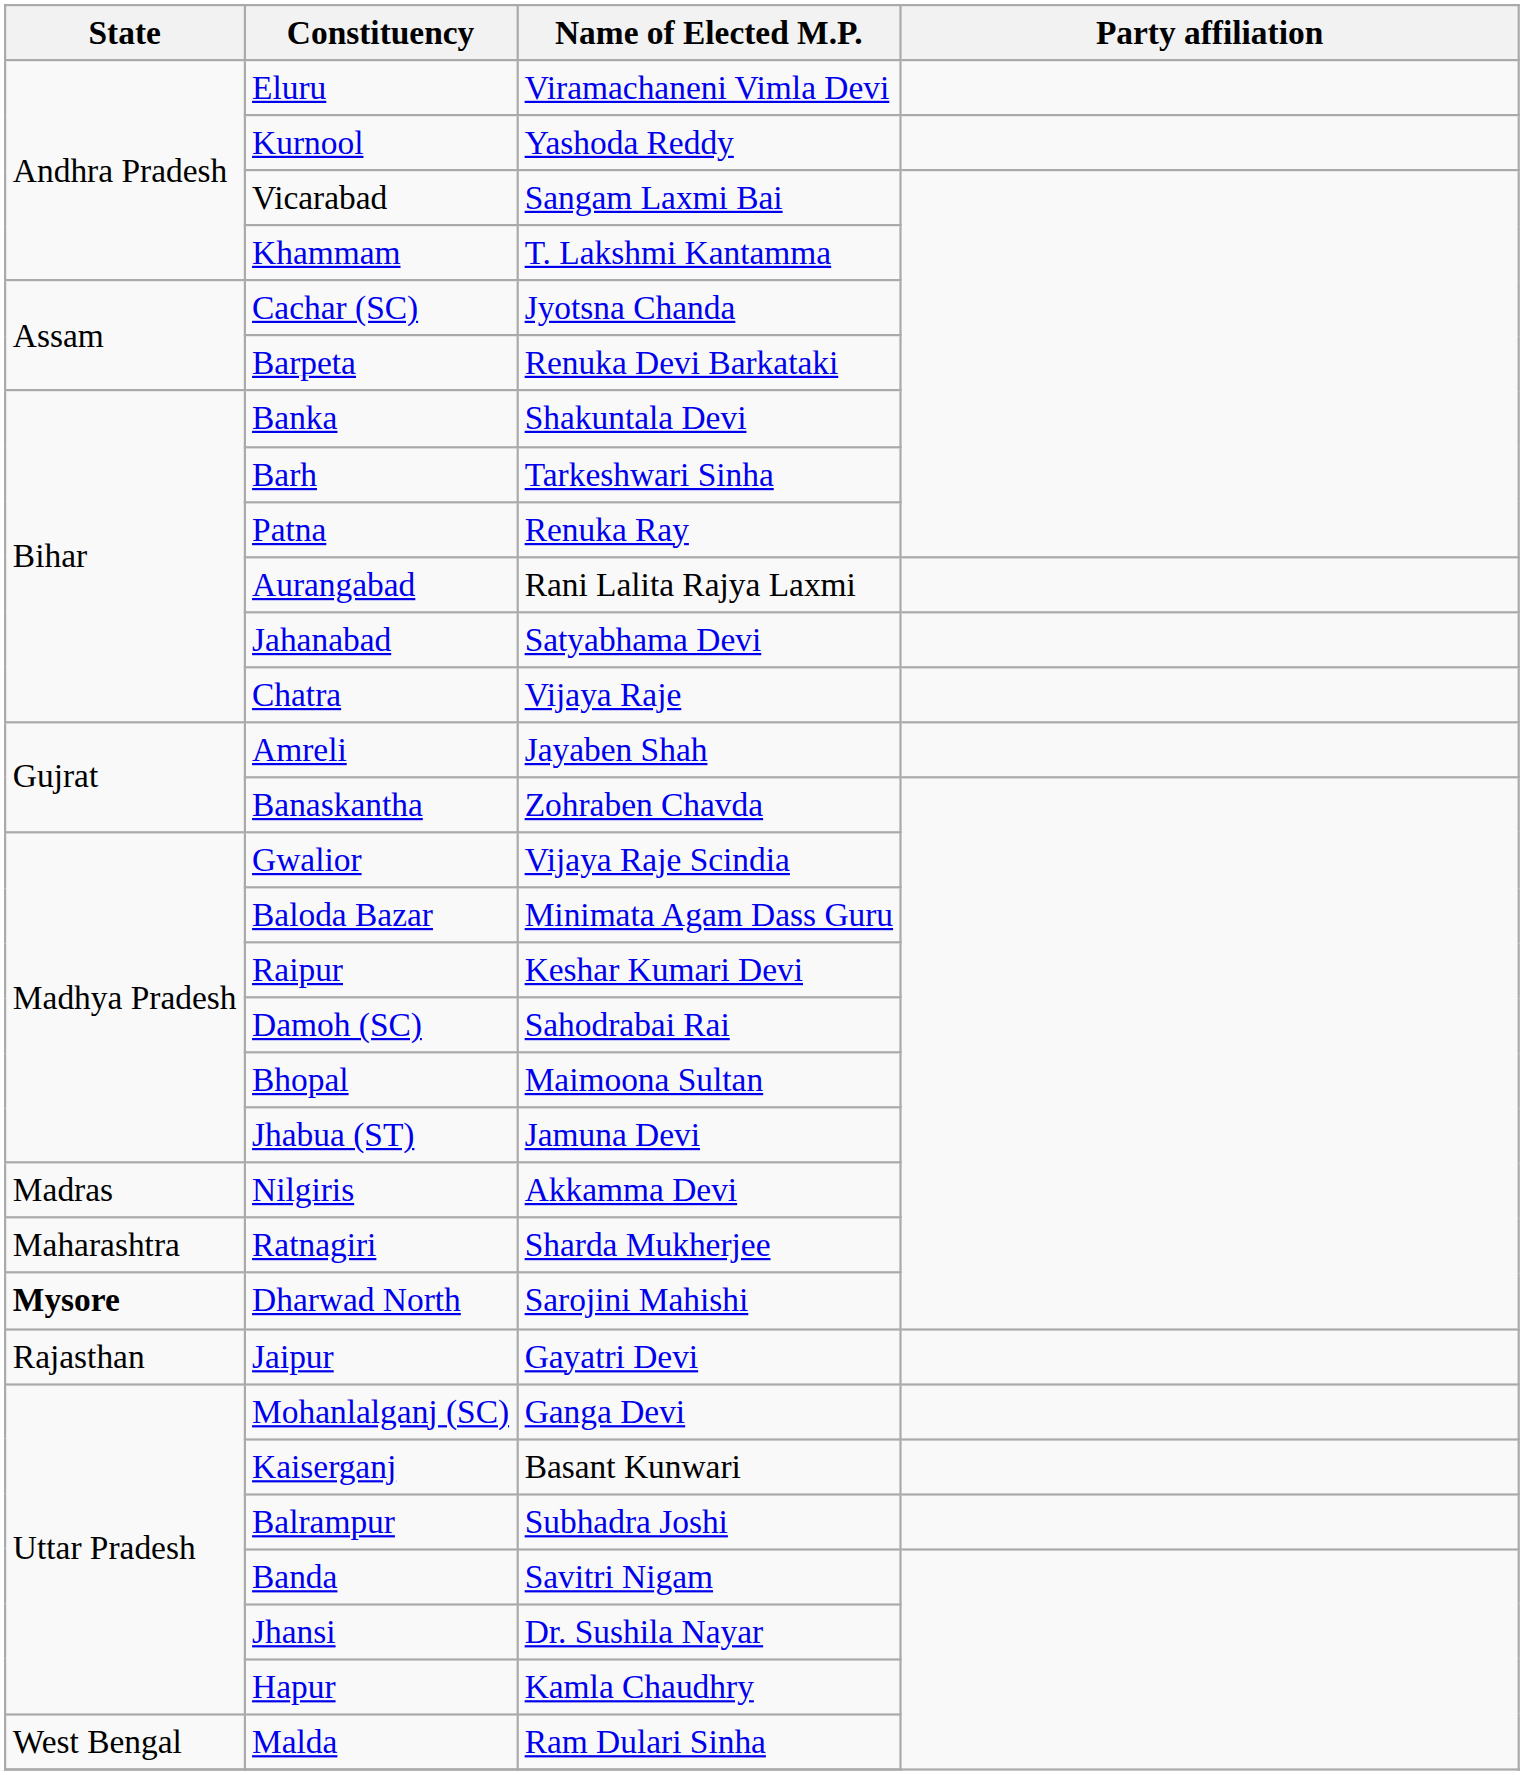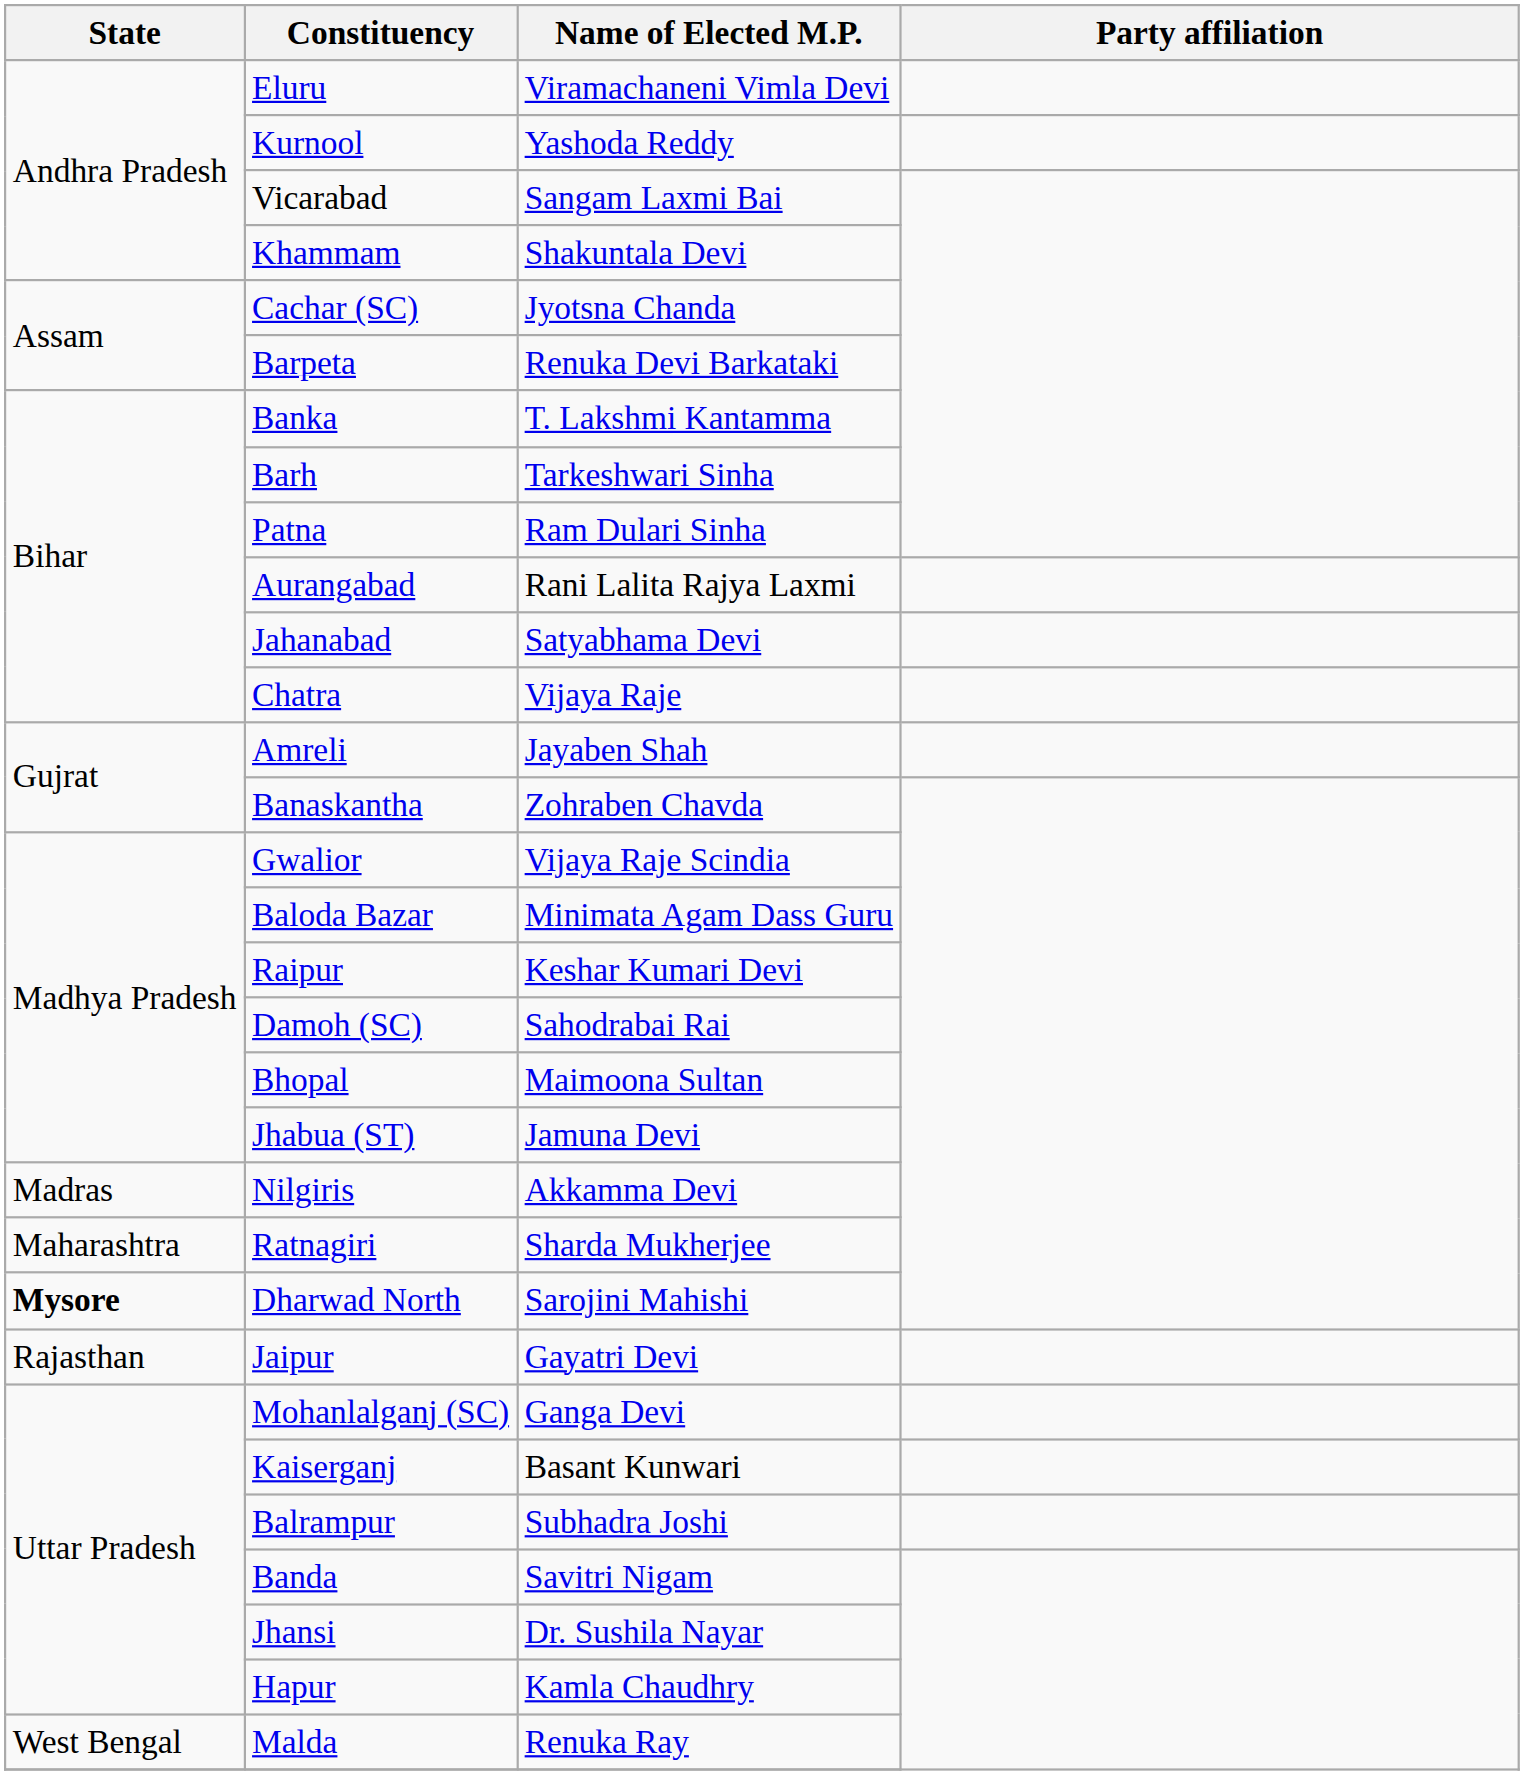(678, 252) T. Lakshmi Kantamma -> (636, 252) Shakuntala Devi
(636, 418) Shakuntala Devi -> (678, 418) T. Lakshmi Kantamma
(607, 528) Renuka Ray -> (645, 528) Ram Dulari Sinha
(645, 1741) Ram Dulari Sinha -> (607, 1741) Renuka Ray
